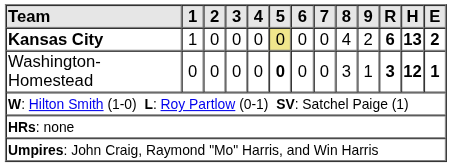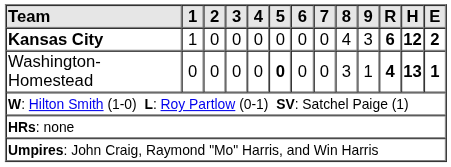(280, 39) khaki background -> (280, 39) no background
(368, 39) 2 -> (368, 39) 3
(413, 39) 13 -> (413, 39) 12
(390, 71) 3 -> (390, 71) 4
(413, 71) 12 -> (413, 71) 13
